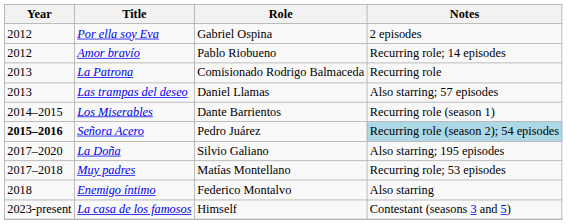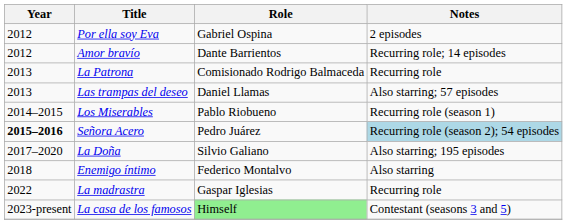(237, 53) Pablo Riobueno -> (239, 53) Dante Barrientos
(239, 111) Dante Barrientos -> (237, 111) Pablo Riobueno
- row: (106, 170)
+ row: (111, 190)
(217, 209) no background -> (217, 209) lightgreen background
